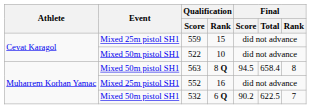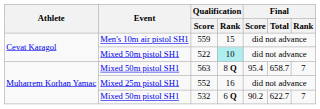(140, 40) Mixed 25m pistol SH1 -> (144, 40) Men's 10m air pistol SH1
(221, 54) no background -> (230, 54) paleturquoise background
(246, 69) 94.5 -> (255, 69) 95.4
(270, 69) 658.4 -> (279, 69) 658.7
(294, 69) 8 -> (303, 69) 7
(270, 97) 622.5 -> (279, 97) 622.7
